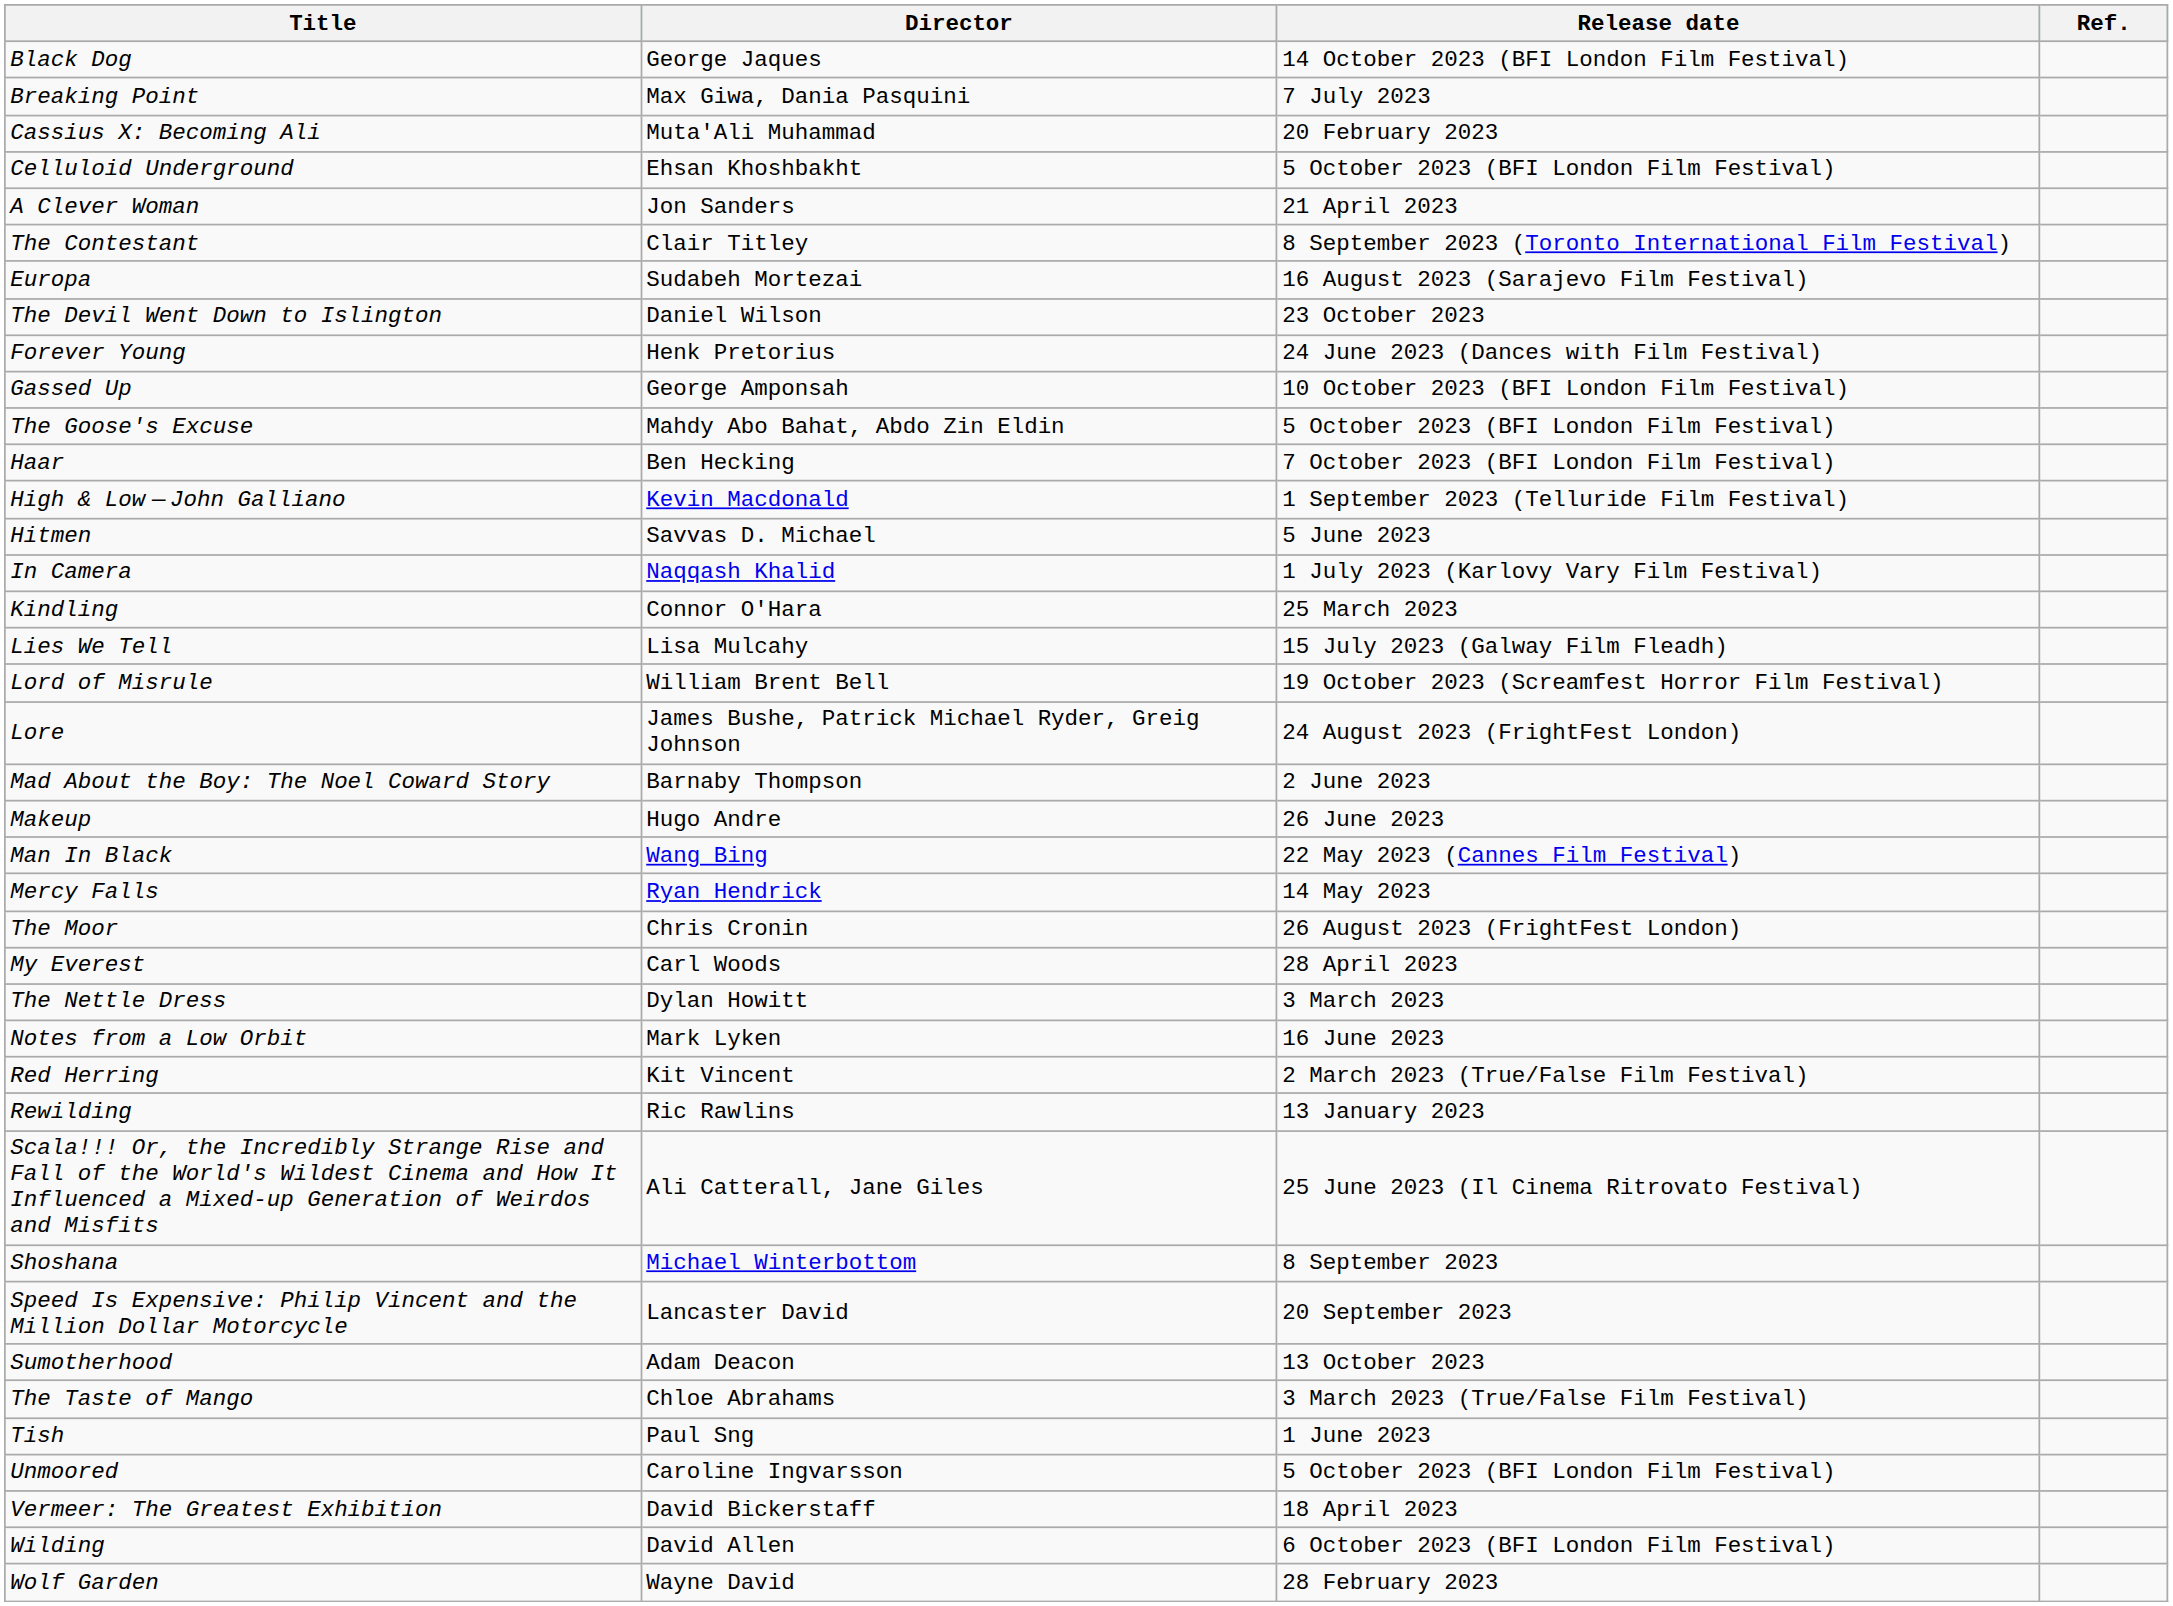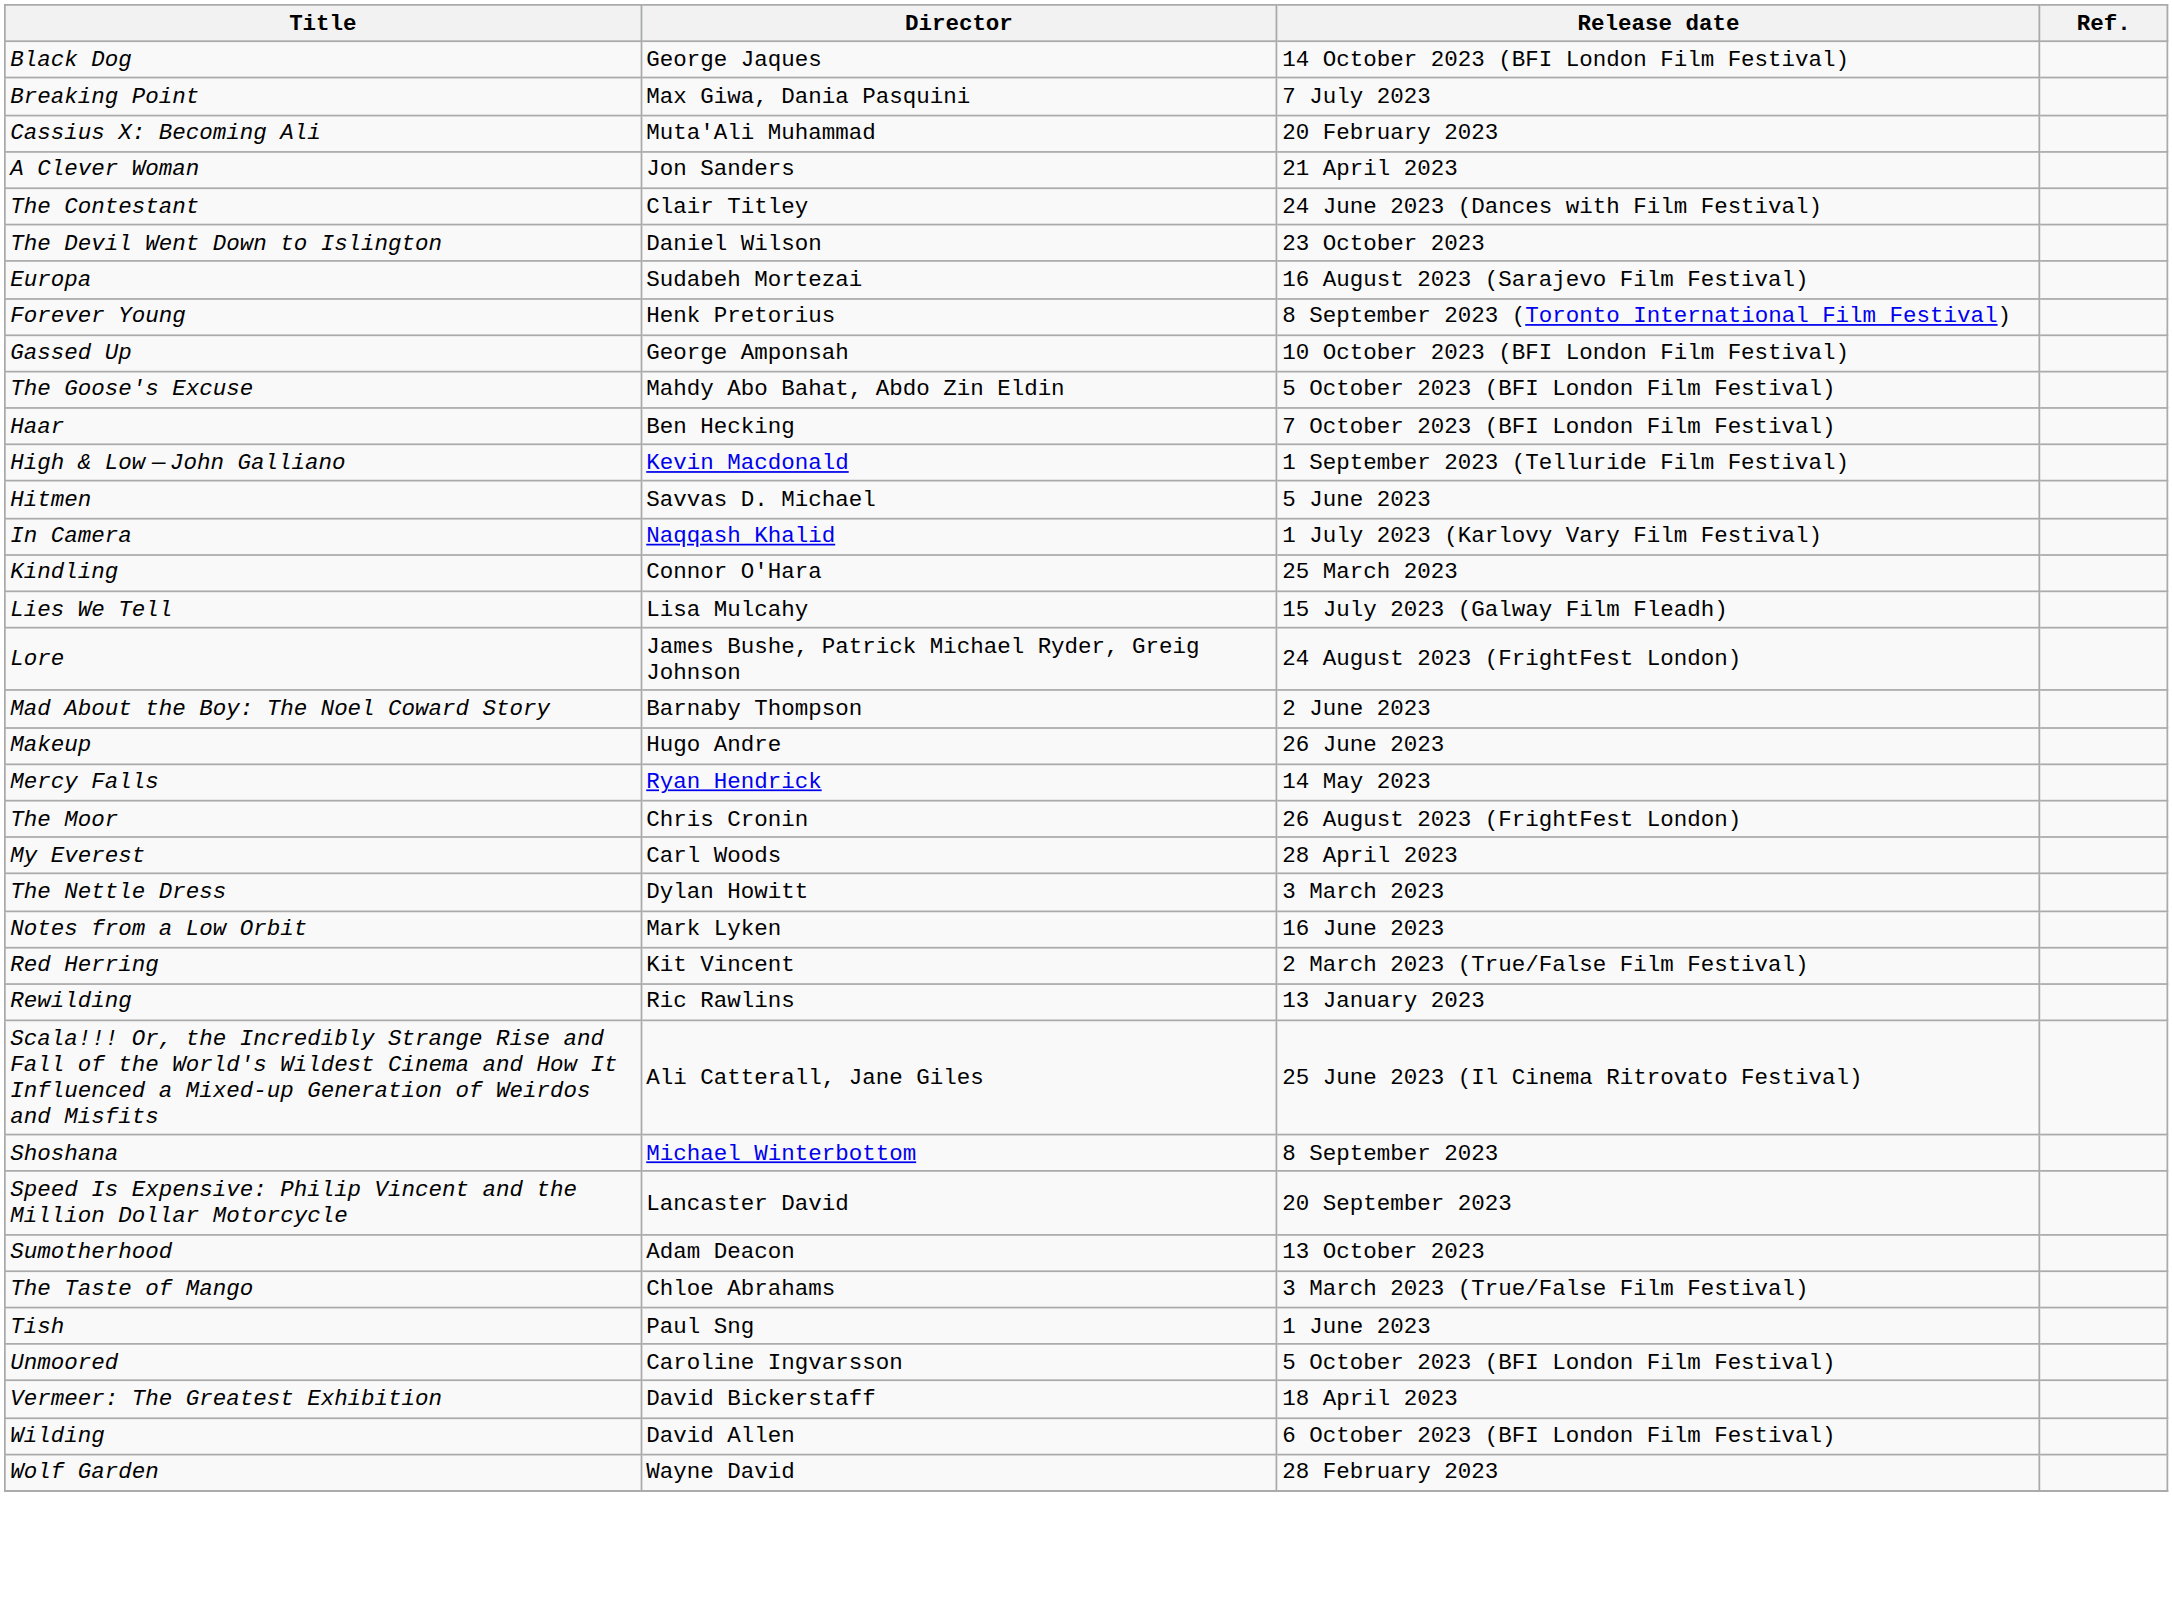- row: (152, 170)
(1647, 243) 8 September 2023 (Toronto International Film Festival) -> (1552, 206) 24 June 2023 (Dances with Film Festival)
rows swapped: (226, 316) <-> (51, 280)
(1552, 353) 24 June 2023 (Dances with Film Festival) -> (1647, 316) 8 September 2023 (Toronto International Film Festival)
- row: (111, 683)
- row: (91, 856)
